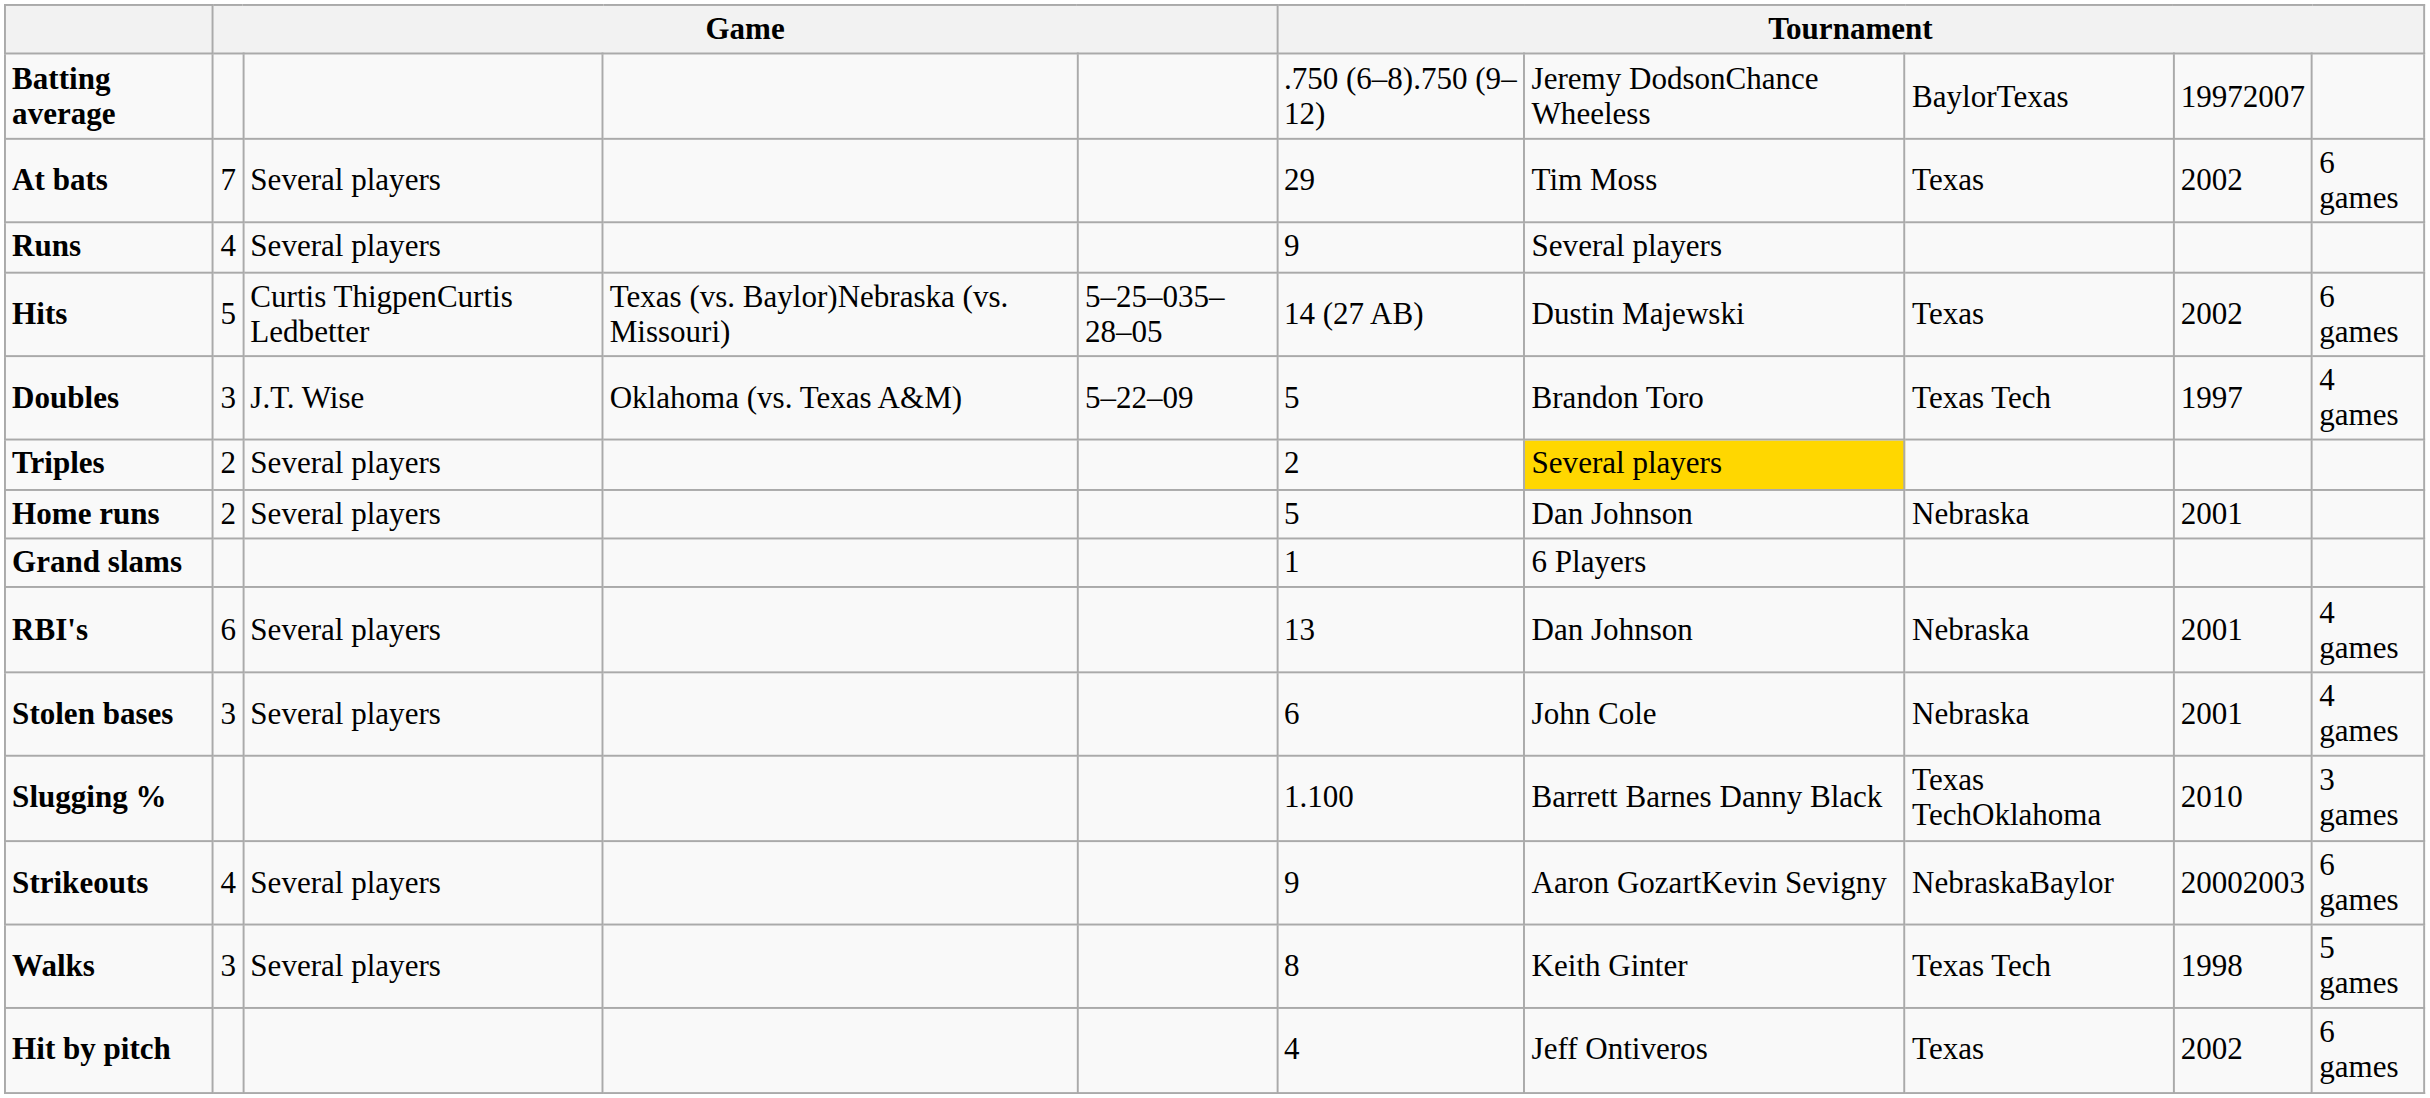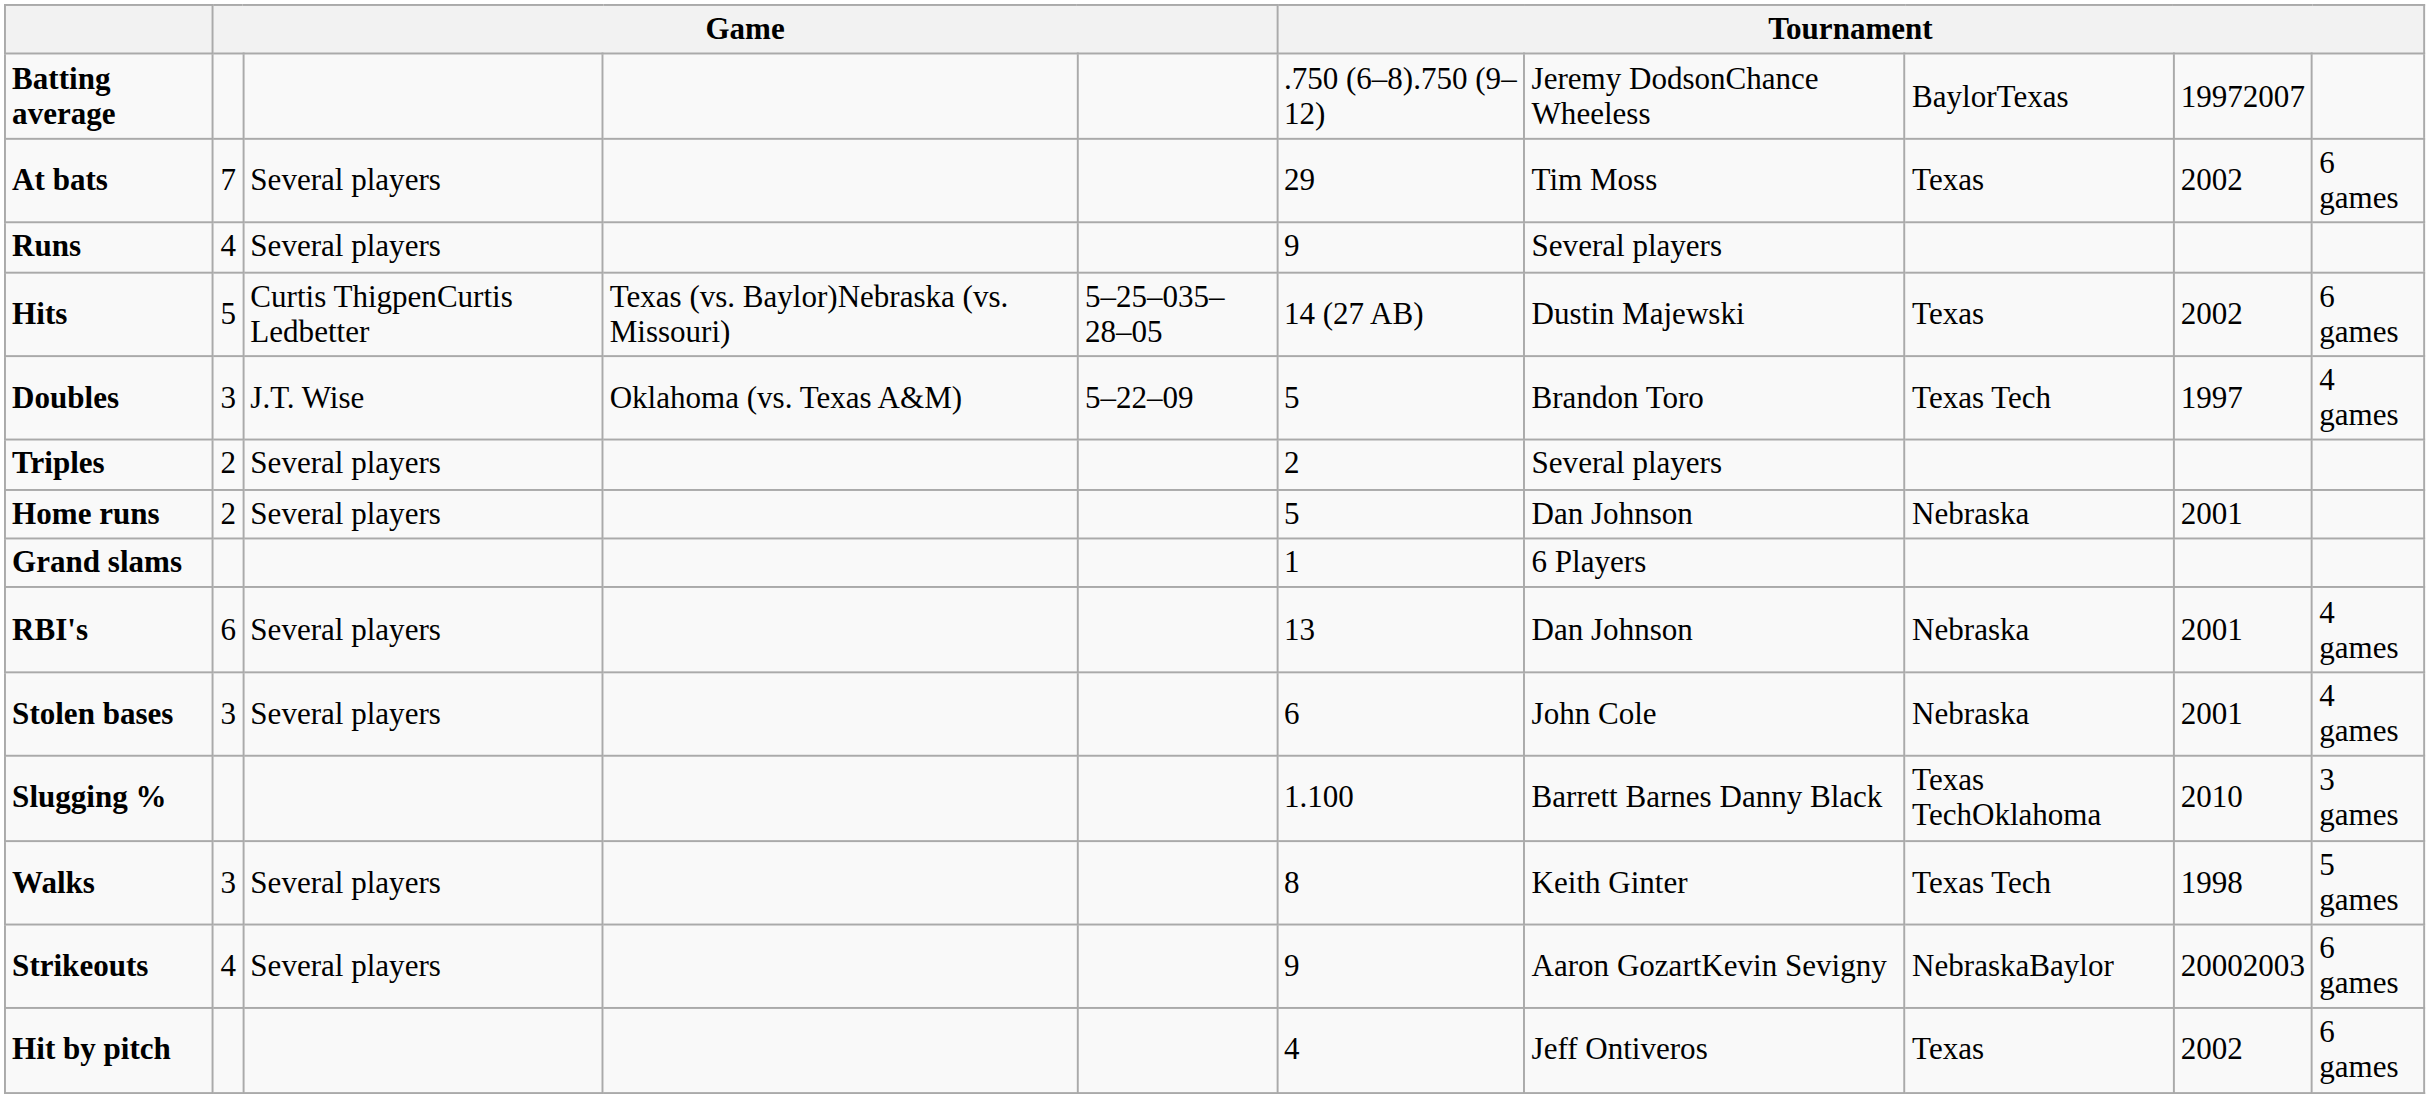(1627, 464) gold background -> (1627, 464) no background
rows swapped: (54, 965) <-> (80, 881)
